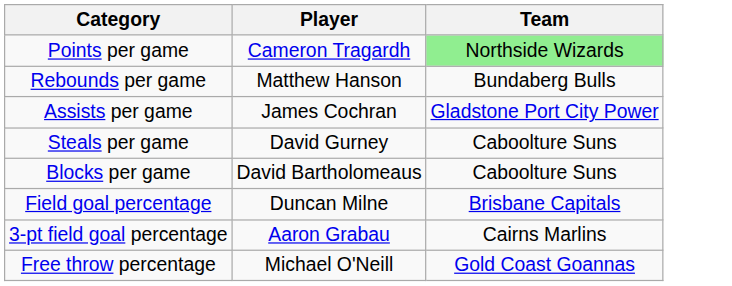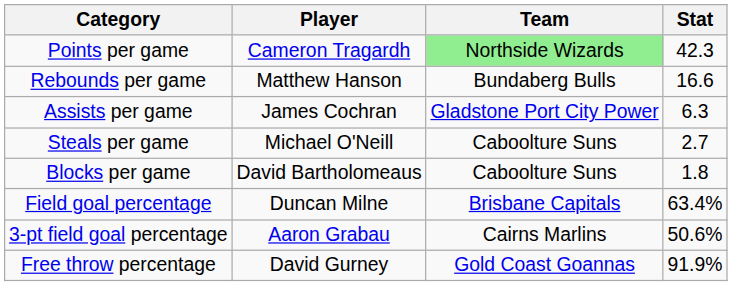+ column: (695, 19)
(329, 142) David Gurney -> (329, 142) Michael O'Neill
(329, 265) Michael O'Neill -> (329, 265) David Gurney
